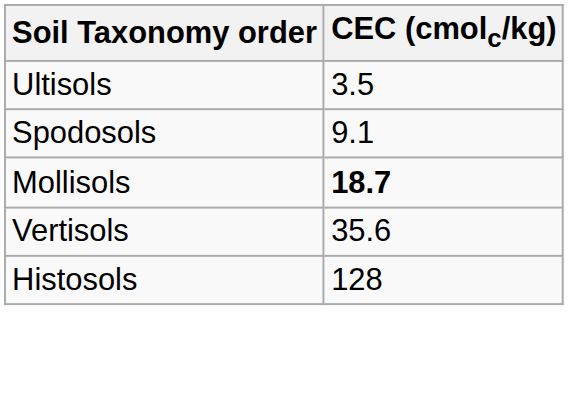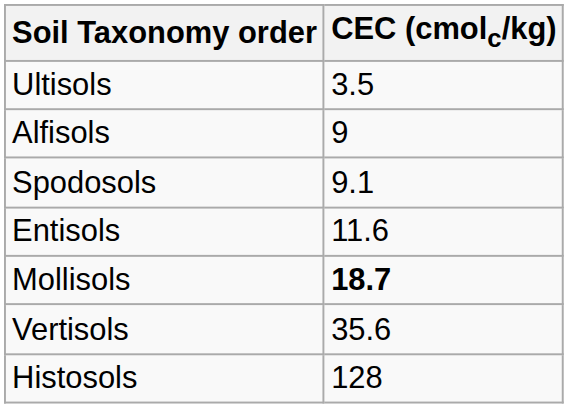+ row: (61, 133)
+ row: (66, 231)
